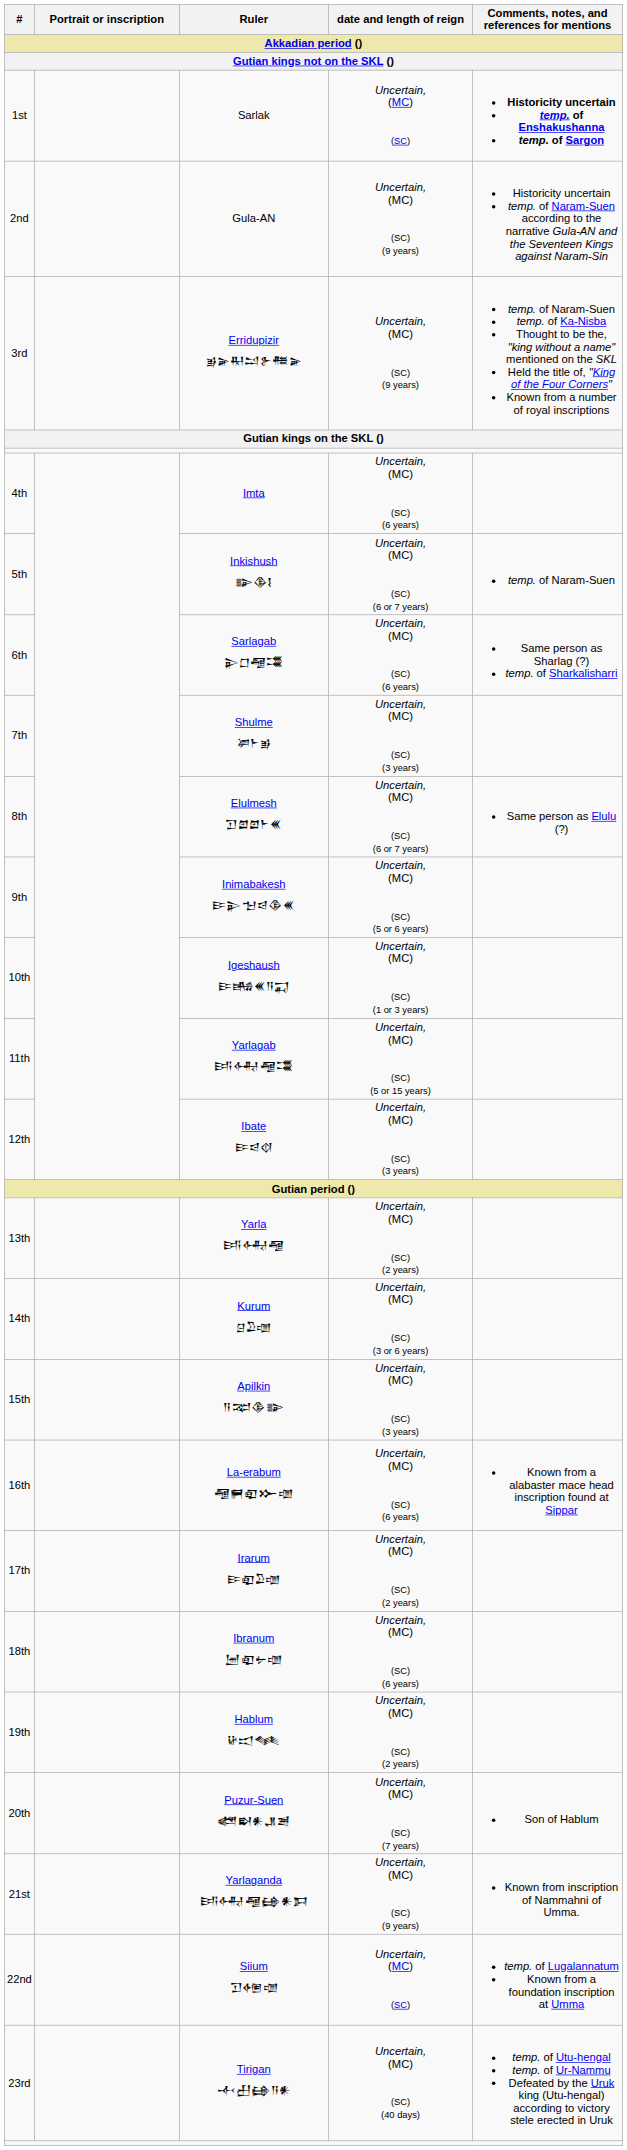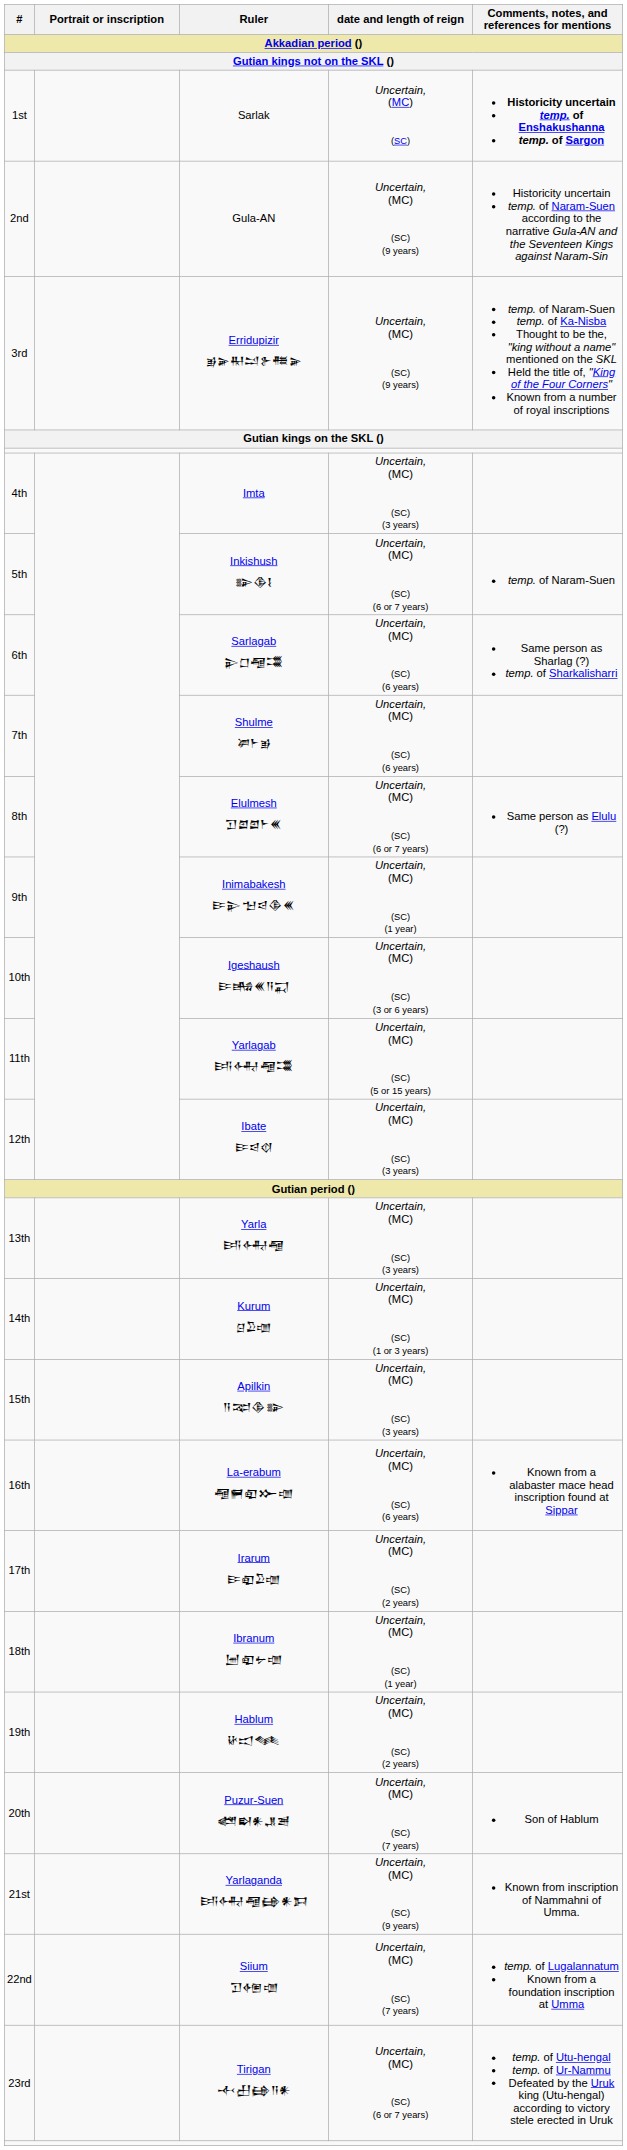(401, 493) Uncertain, (MC) (SC) (6 years) -> (401, 493) Uncertain, (MC) (SC) (3 years)
(401, 735) Uncertain, (MC) (SC) (3 years) -> (401, 735) Uncertain, (MC) (SC) (6 years)
(401, 897) Uncertain, (MC) (SC) (5 or 6 years) -> (401, 897) Uncertain, (MC) (SC) (1 year)
(401, 978) Uncertain, (MC) (SC) (1 or 3 years) -> (401, 978) Uncertain, (MC) (SC) (3 or 6 years)
(401, 1238) Uncertain, (MC) (SC) (2 years) -> (401, 1238) Uncertain, (MC) (SC) (3 years)
(401, 1318) Uncertain, (MC) (SC) (3 or 6 years) -> (401, 1318) Uncertain, (MC) (SC) (1 or 3 years)
(401, 1651) Uncertain, (MC) (SC) (6 years) -> (401, 1651) Uncertain, (MC) (SC) (1 year)
(401, 1979) Uncertain, (MC) (SC) -> (401, 1979) Uncertain, (MC) (SC) (7 years)
(401, 2082) Uncertain, (MC) (SC) (40 days) -> (401, 2082) Uncertain, (MC) (SC) (6 or 7 years)
